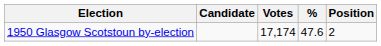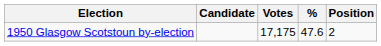(278, 31) 17,174 -> (278, 31) 17,175
